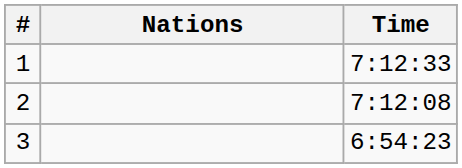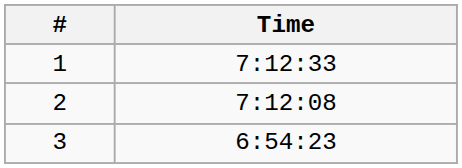- column: (193, 25)
